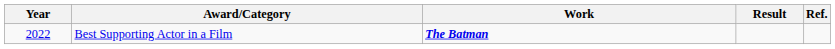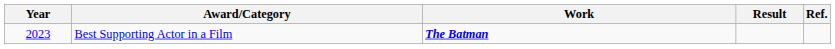(38, 33) 2022 -> (38, 33) 2023
